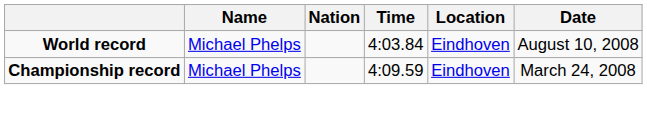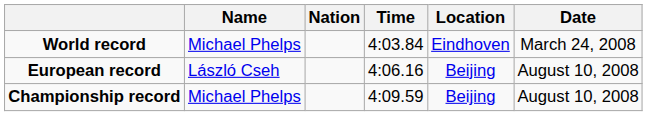(578, 44) August 10, 2008 -> (578, 44) March 24, 2008
+ row: (94, 70)
(470, 70) Eindhoven -> (470, 96) Beijing
(578, 70) March 24, 2008 -> (578, 96) August 10, 2008
